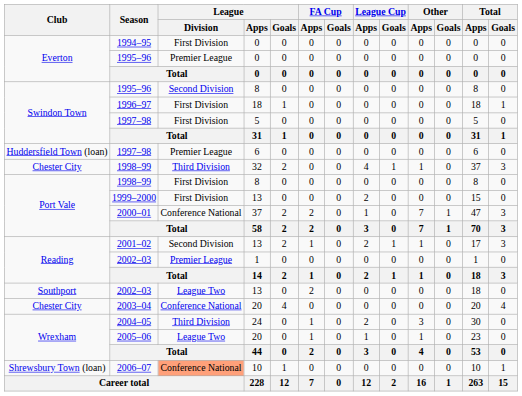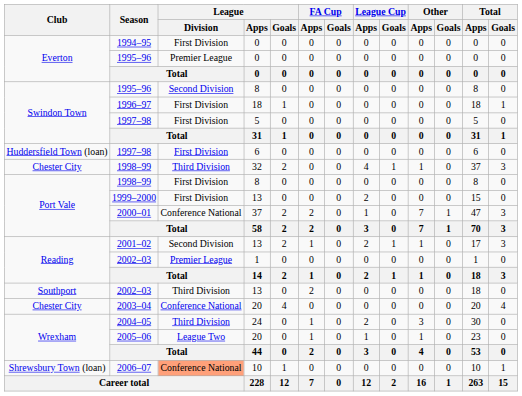(201, 151) Premier League -> (201, 151) First Division
(201, 290) League Two -> (201, 290) Third Division
